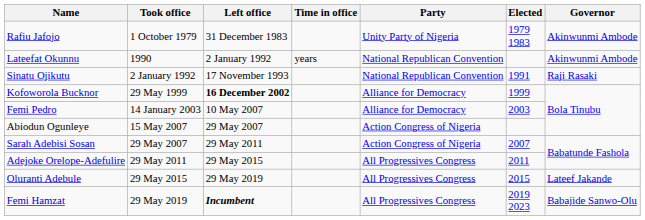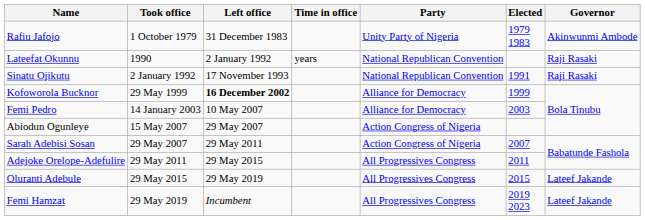(592, 59) Akinwunmi Ambode -> (572, 59) Raji Rasaki
(230, 201) bold -> (228, 201) normal
(592, 201) Babajide Sanwo-Olu -> (580, 201) Lateef Jakande
